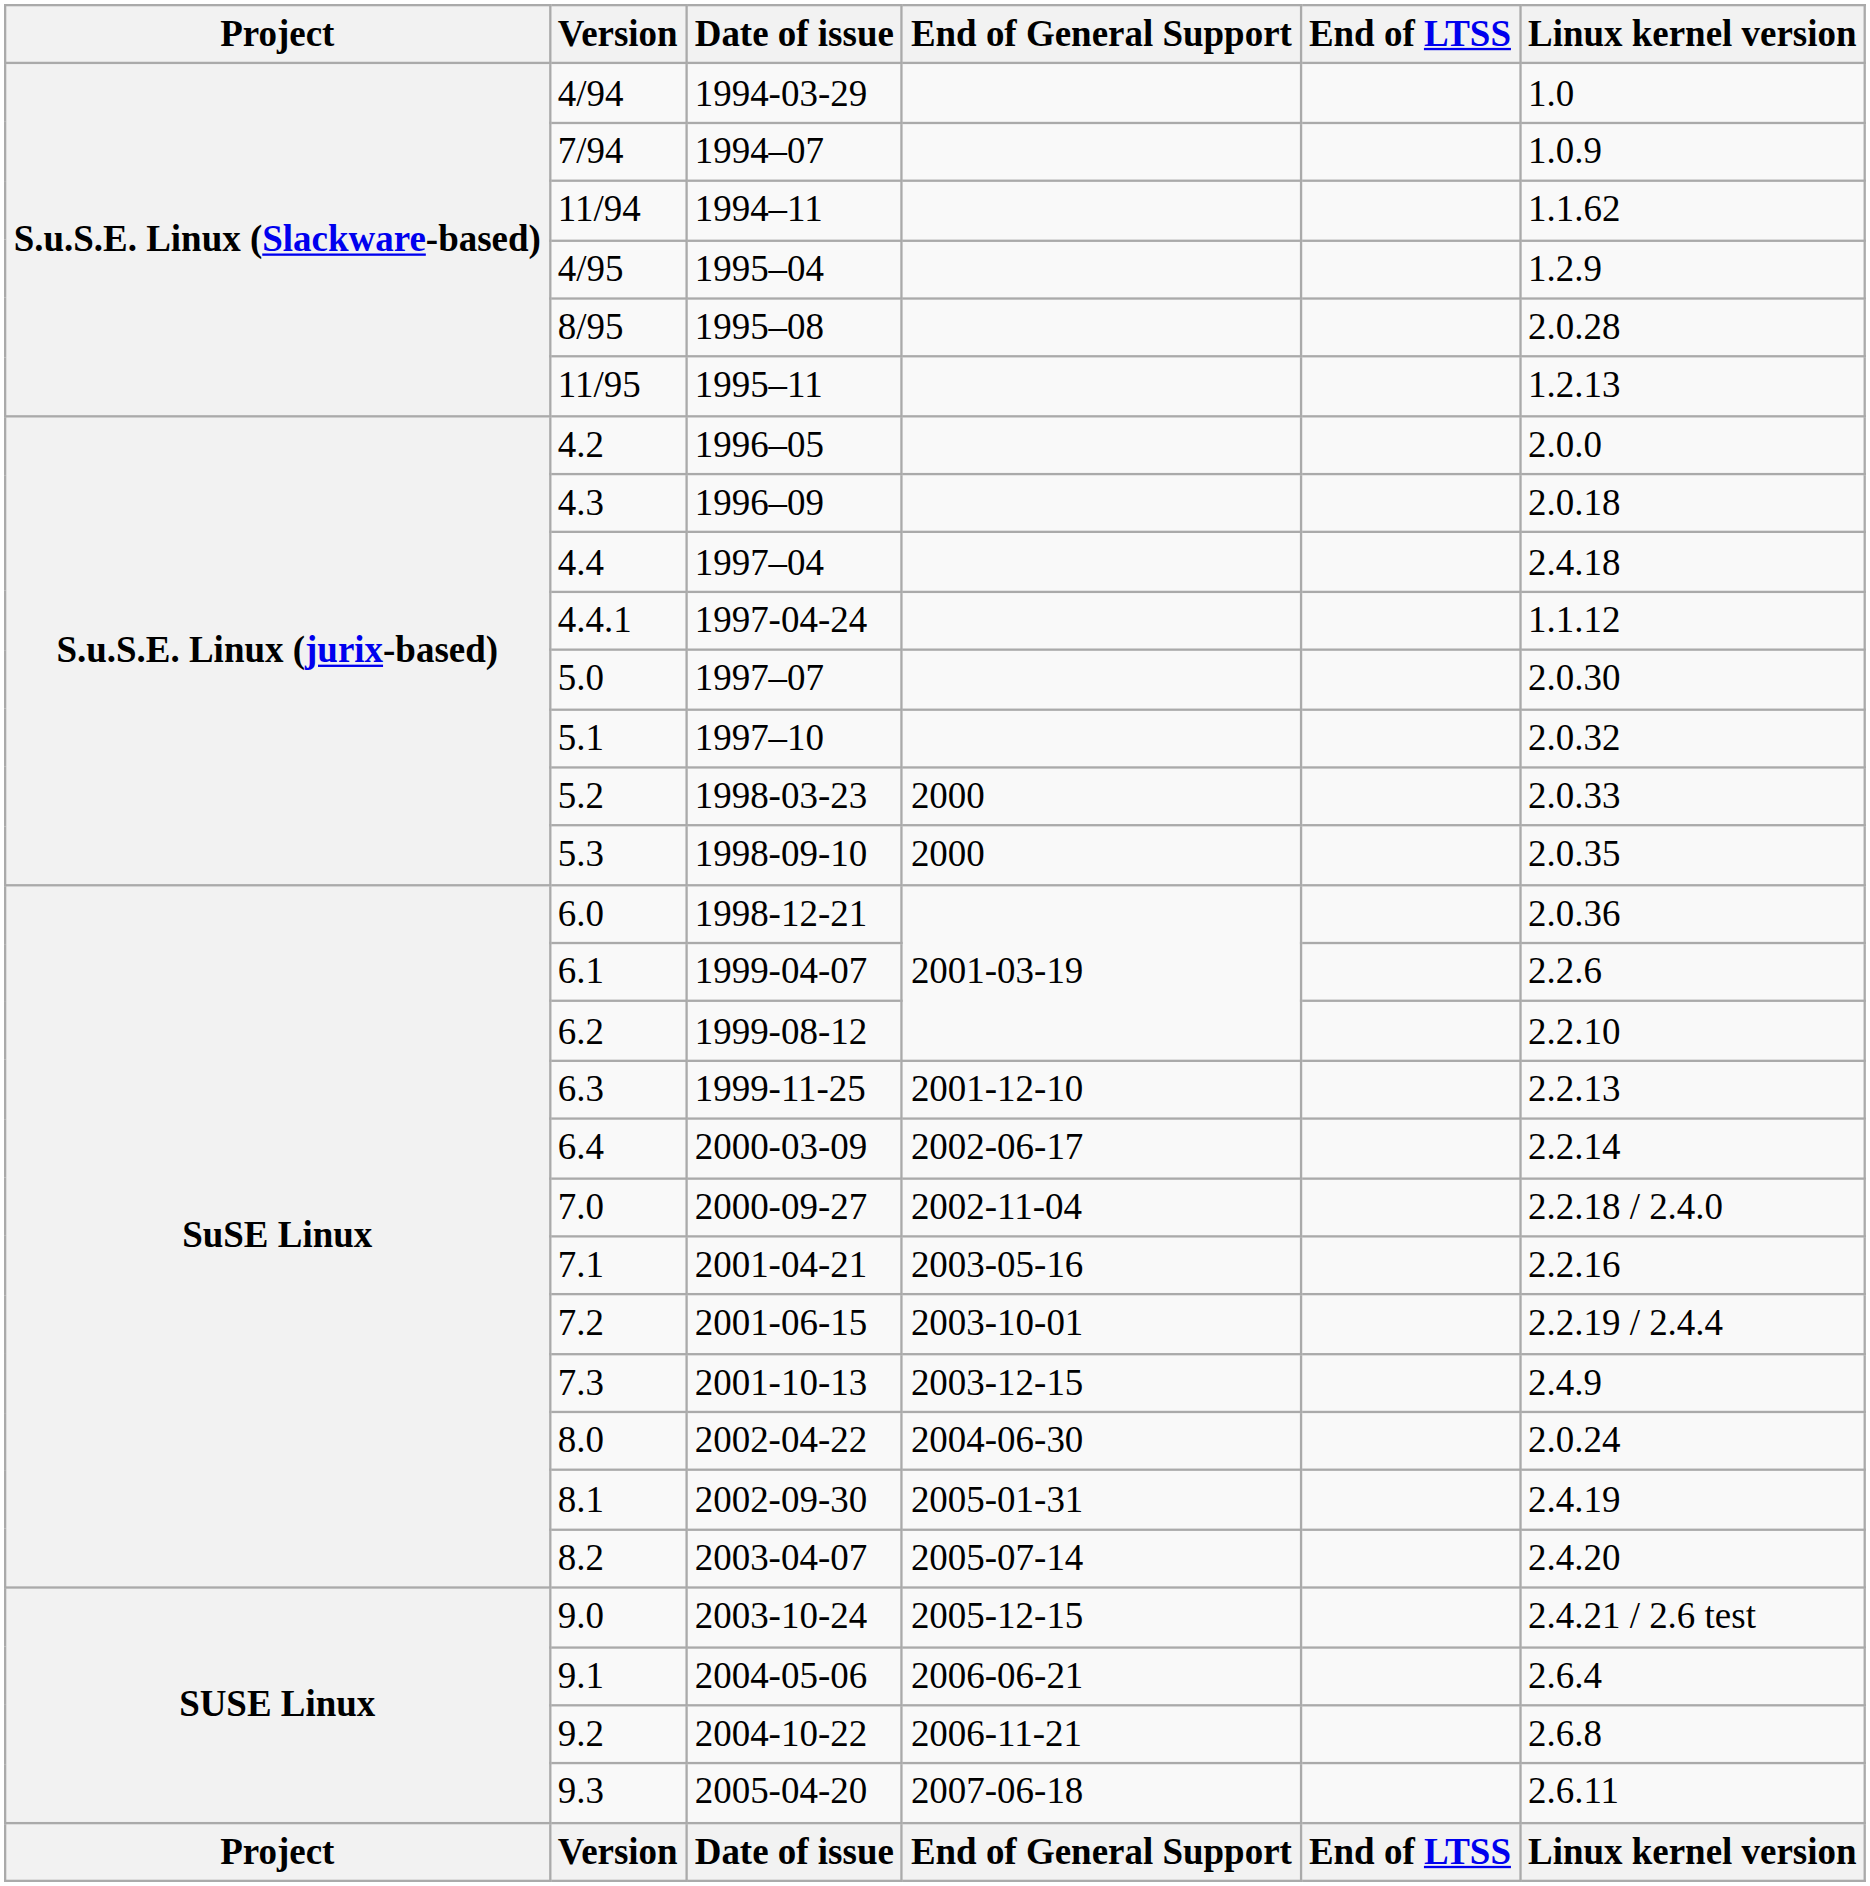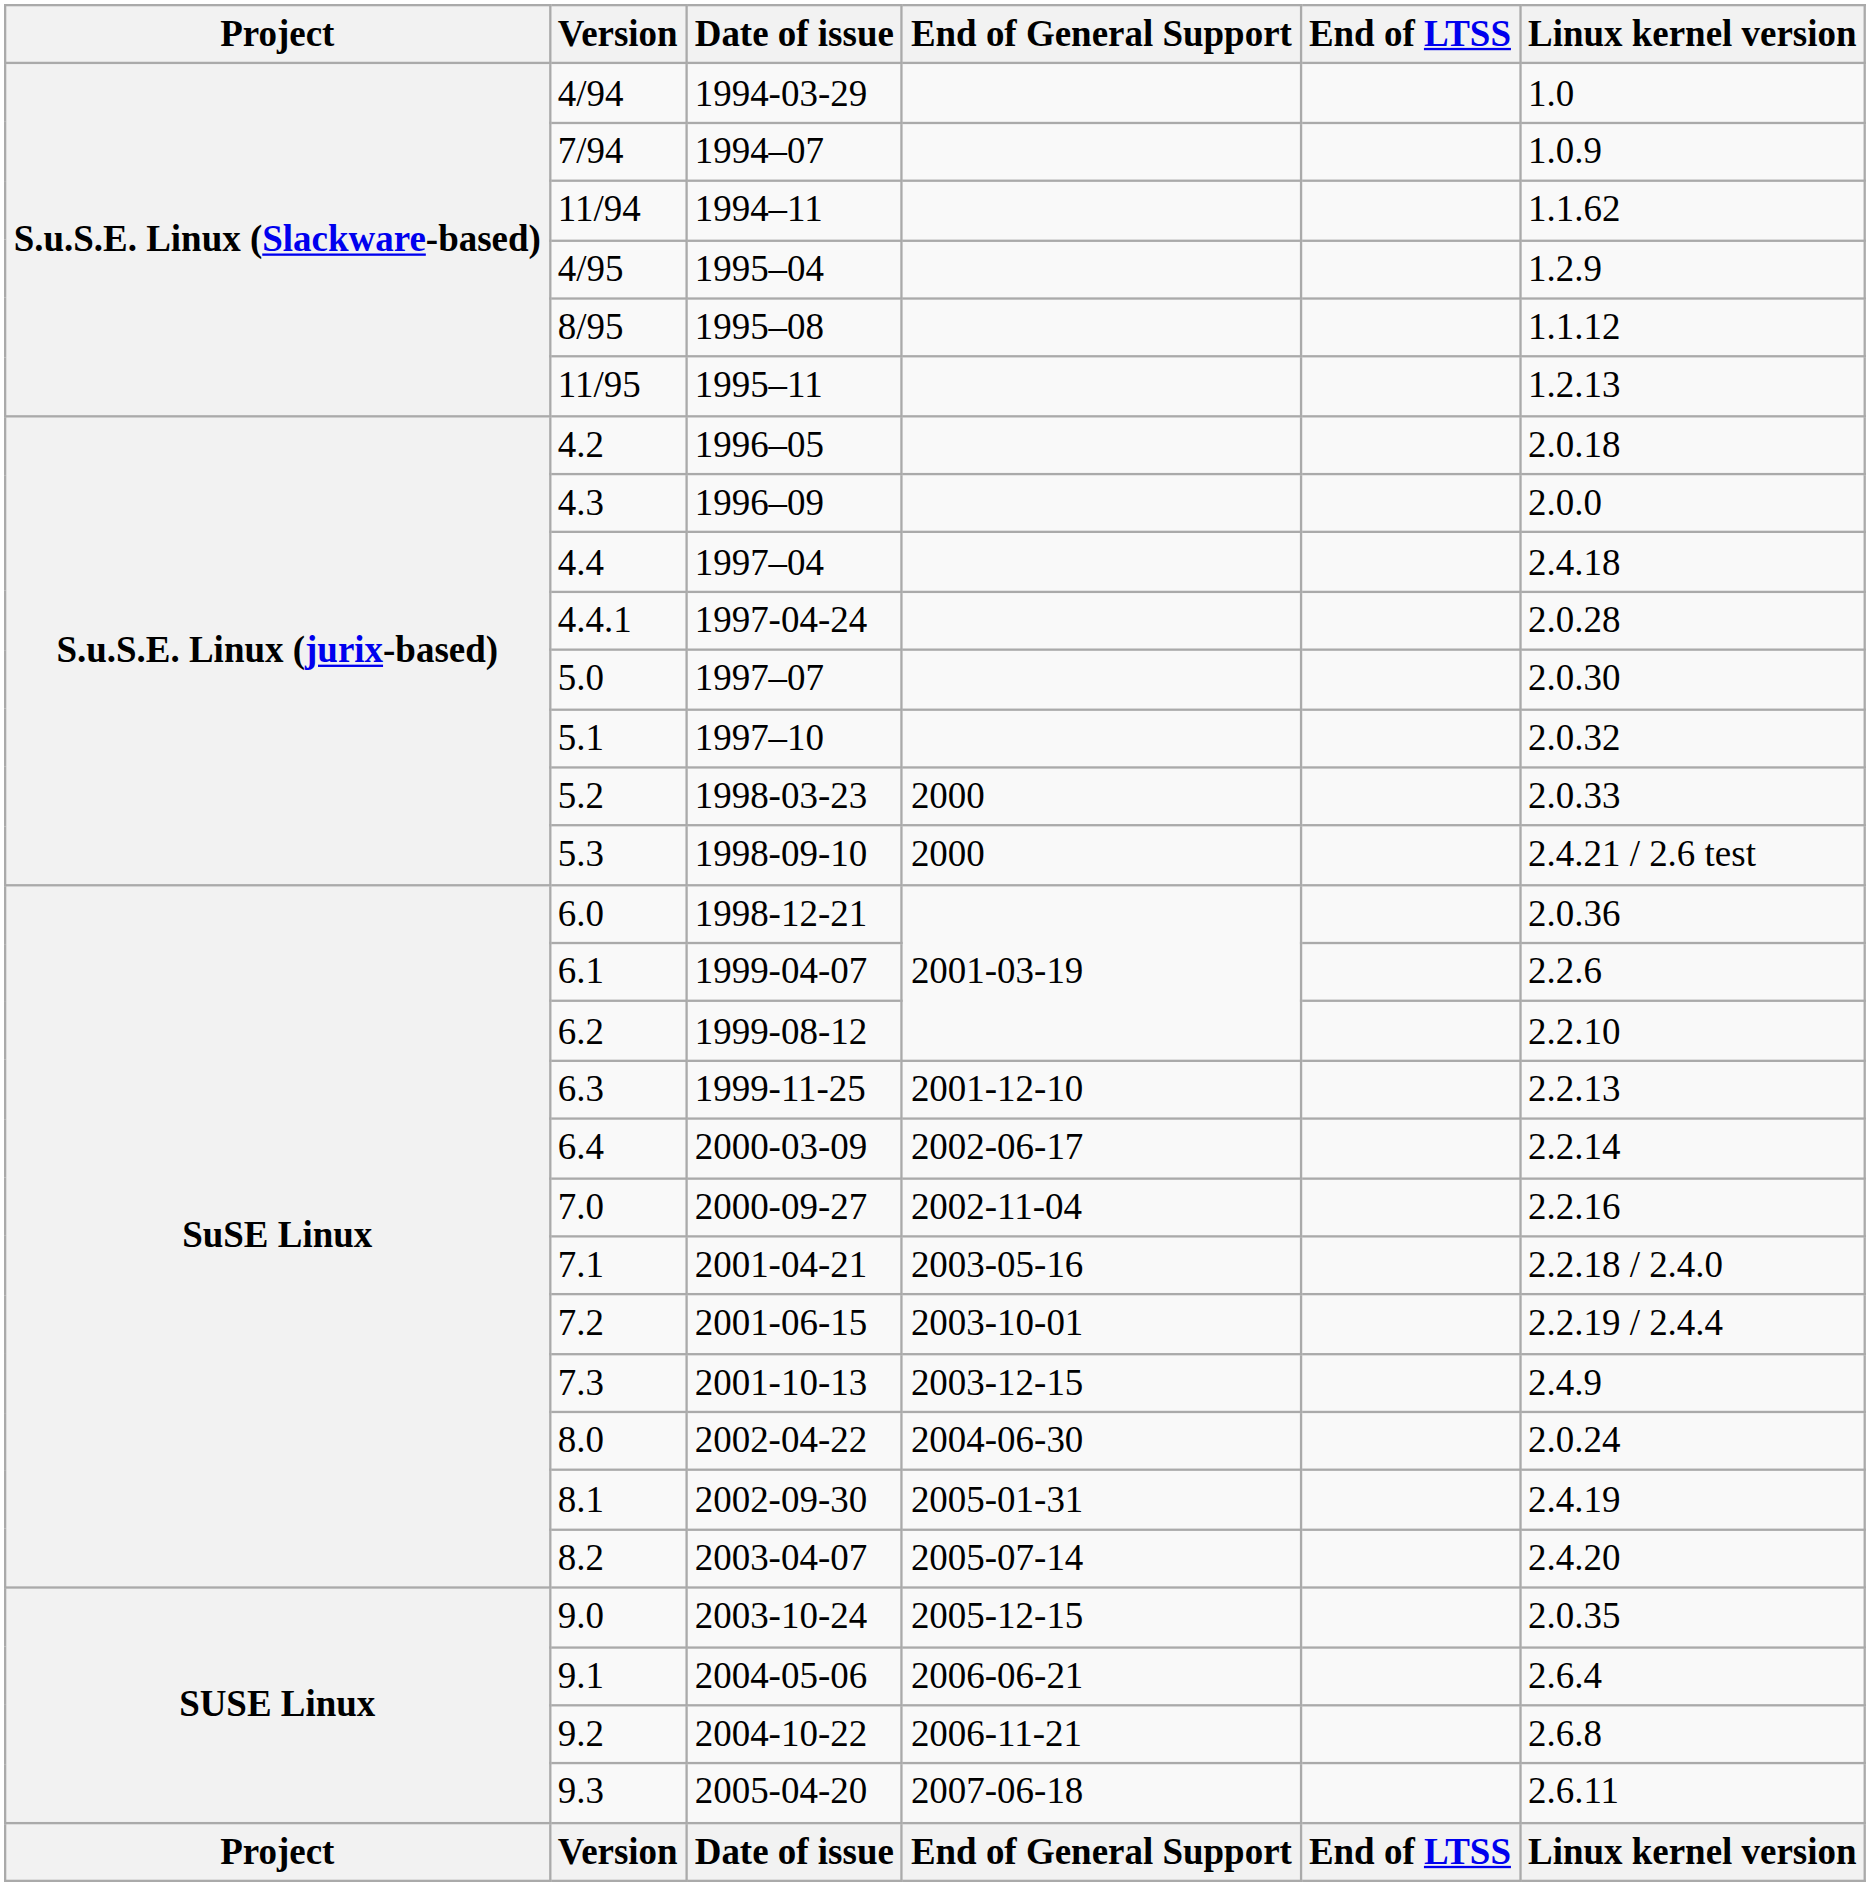(1574, 326) 2.0.28 -> (1574, 326) 1.1.12
(1565, 444) 2.0.0 -> (1574, 444) 2.0.18
(1574, 502) 2.0.18 -> (1565, 502) 2.0.0
(1574, 619) 1.1.12 -> (1574, 619) 2.0.28
(1574, 854) 2.0.35 -> (1642, 854) 2.4.21 / 2.6 test
(1626, 1206) 2.2.18 / 2.4.0 -> (1574, 1206) 2.2.16
(1574, 1264) 2.2.16 -> (1626, 1264) 2.2.18 / 2.4.0
(1642, 1616) 2.4.21 / 2.6 test -> (1574, 1616) 2.0.35
